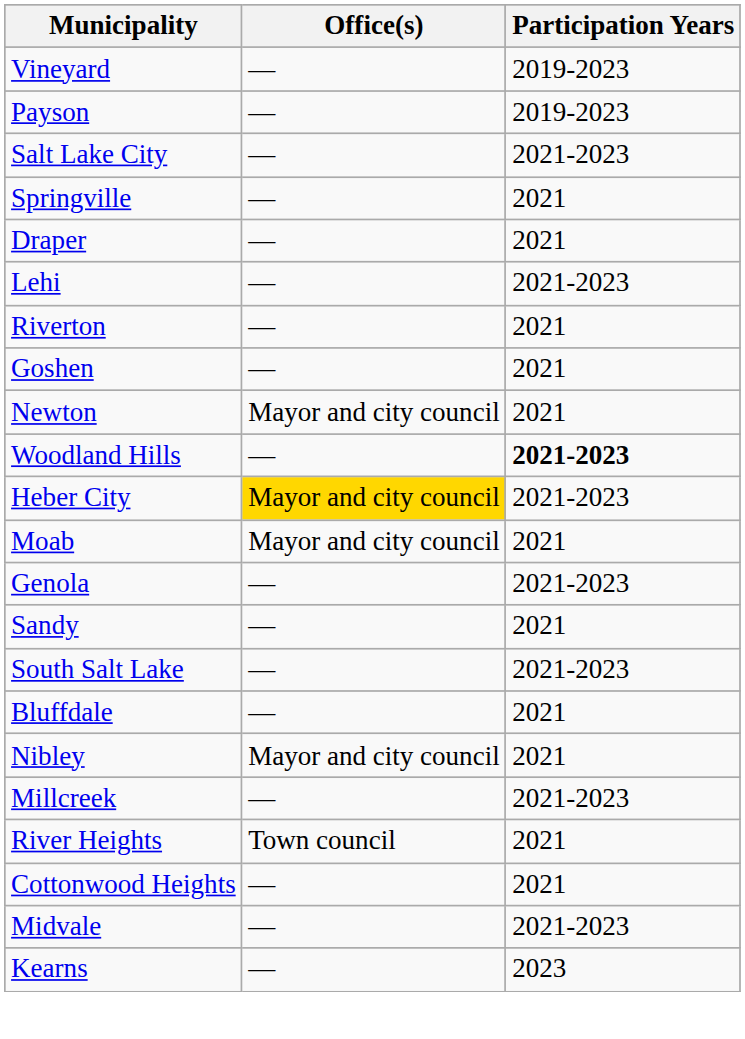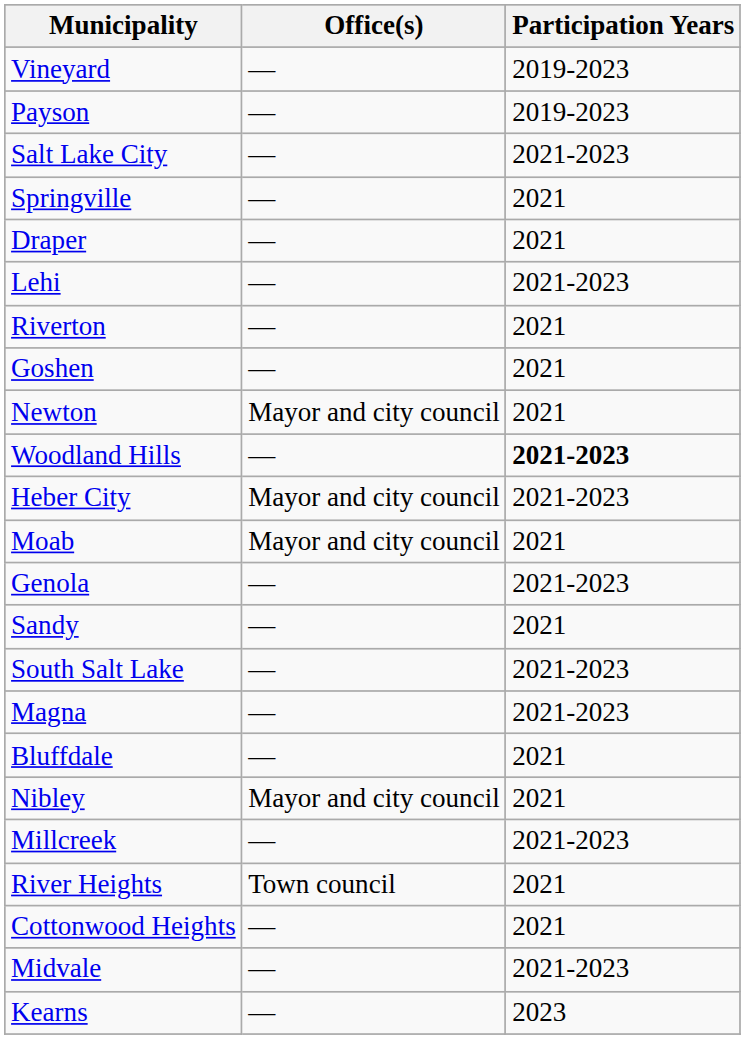(374, 497) gold background -> (374, 497) no background
+ row: (49, 712)
